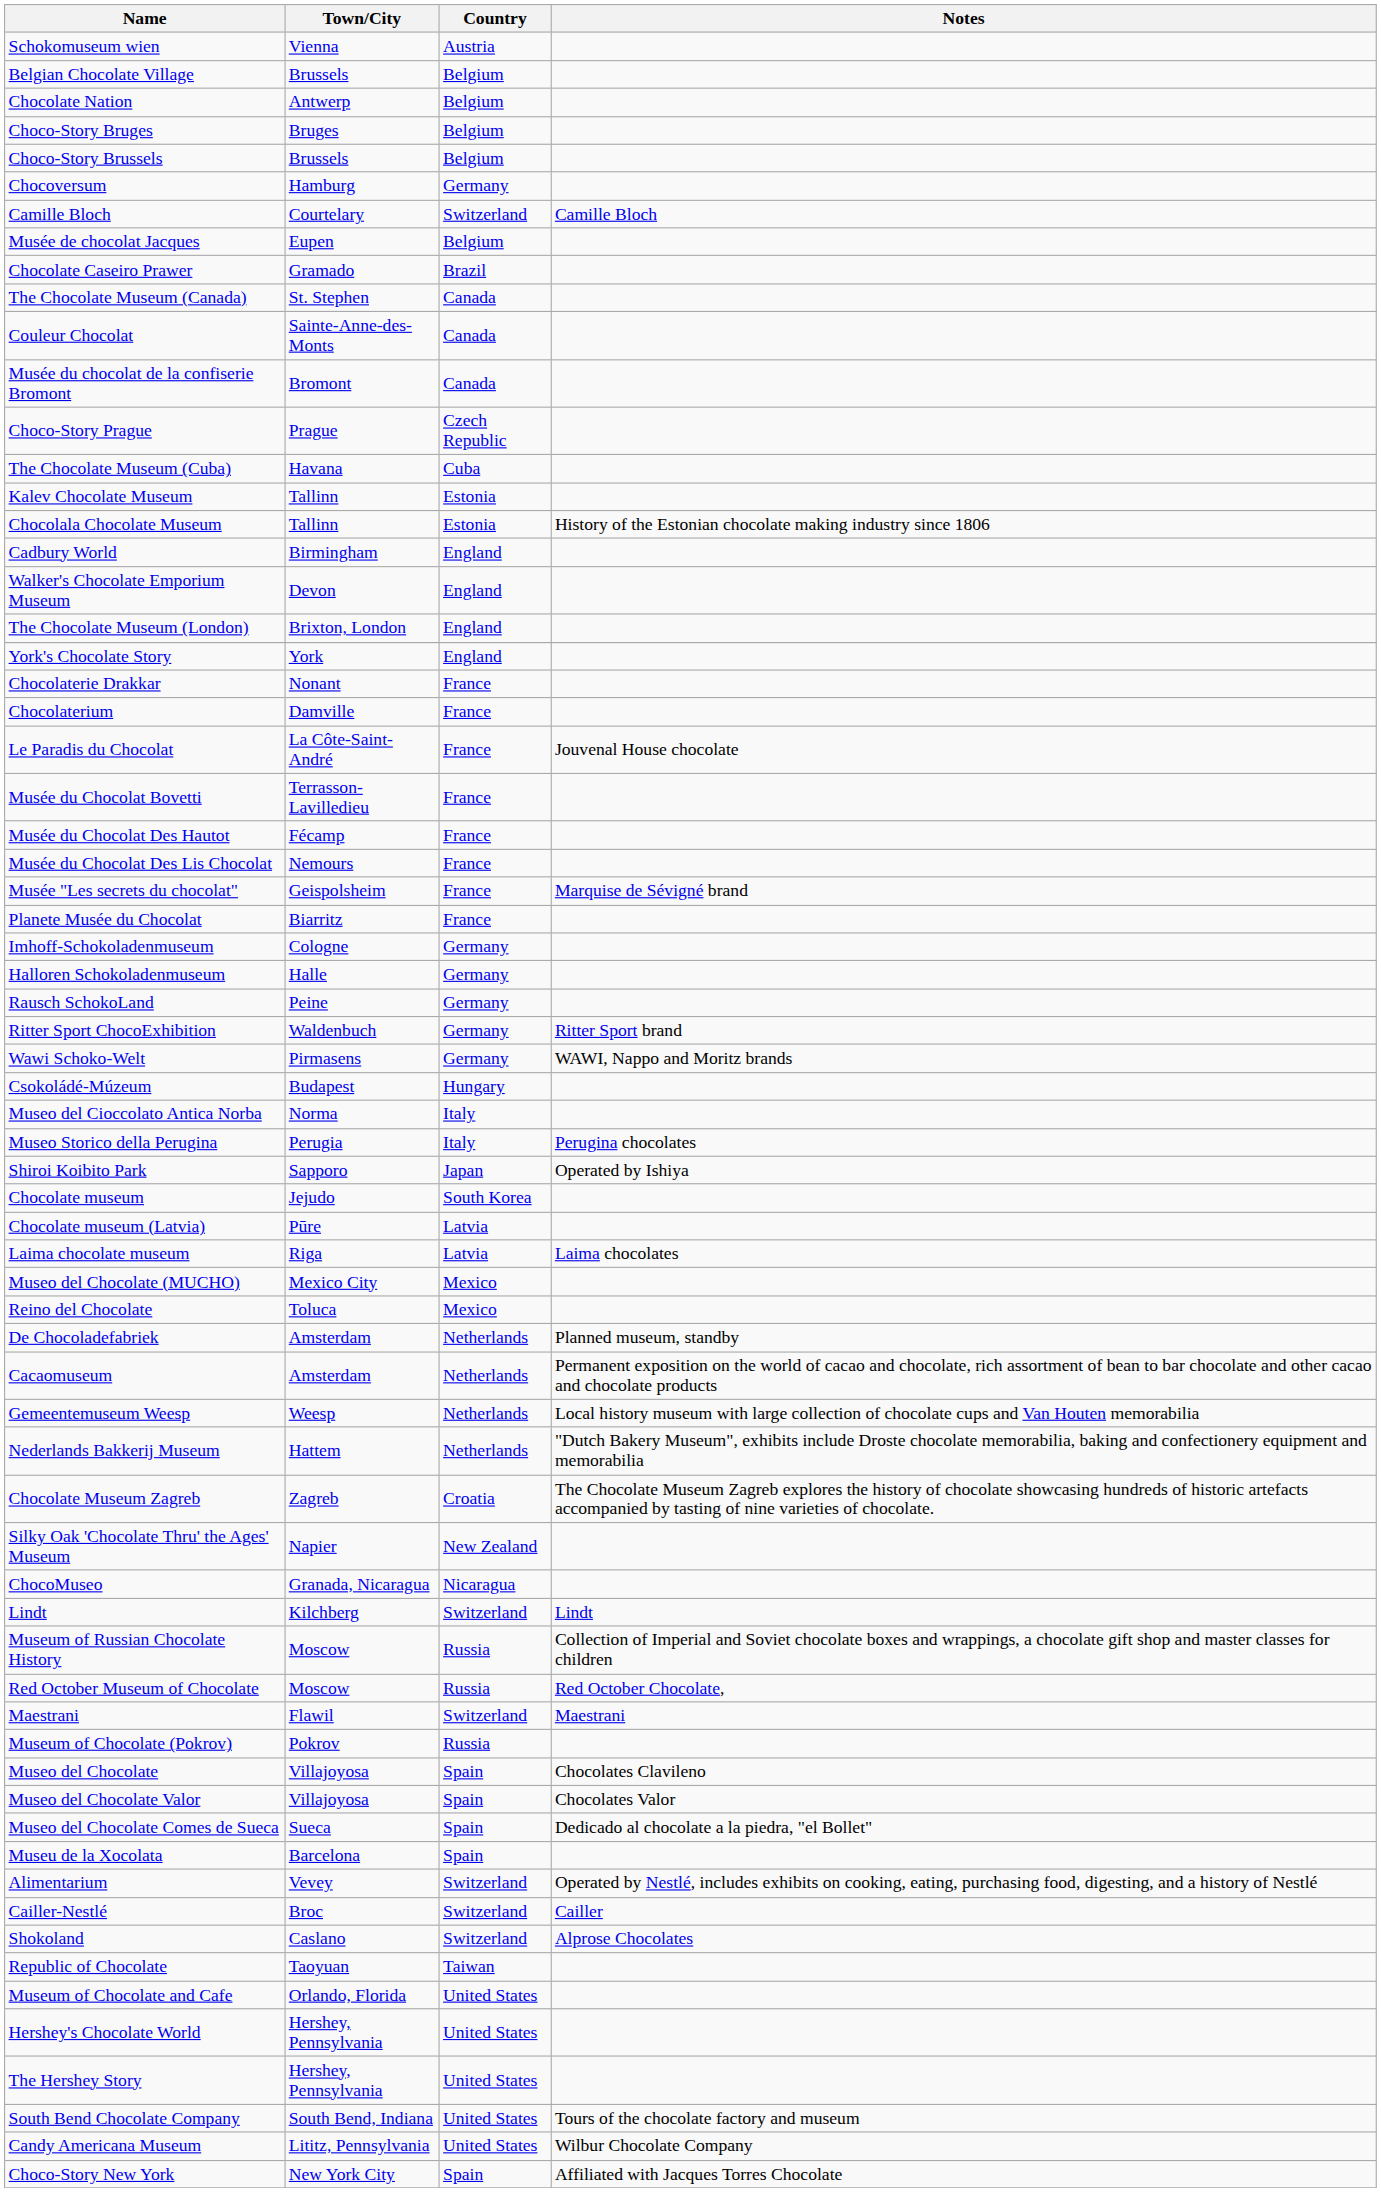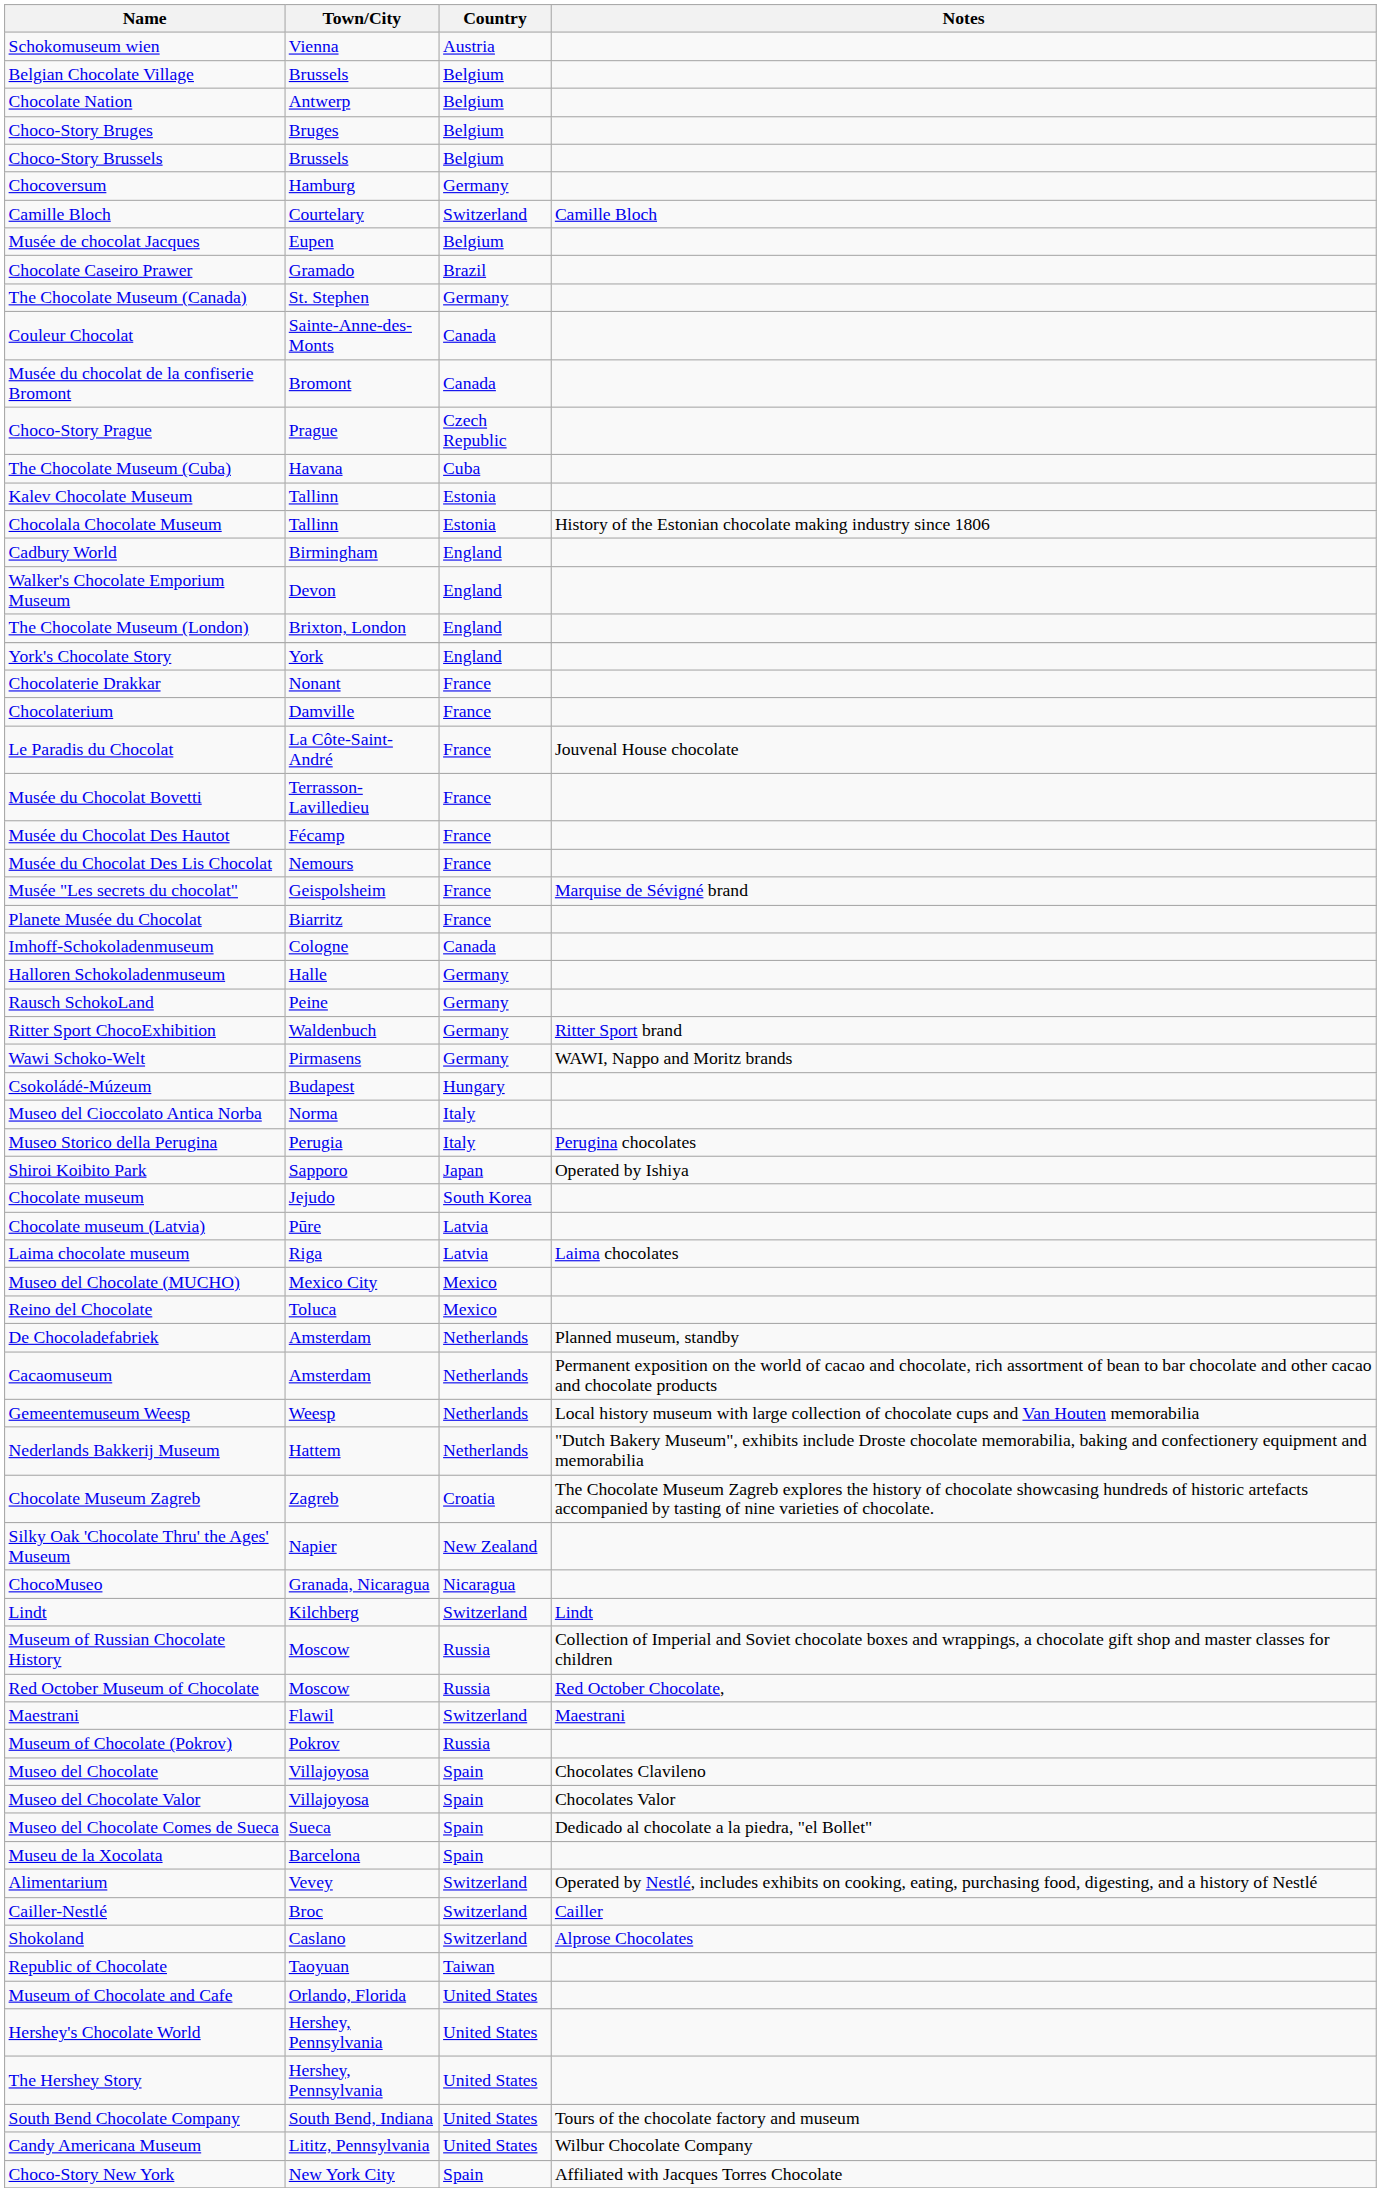(469, 297) Canada -> (476, 297) Germany
(476, 946) Germany -> (469, 946) Canada
